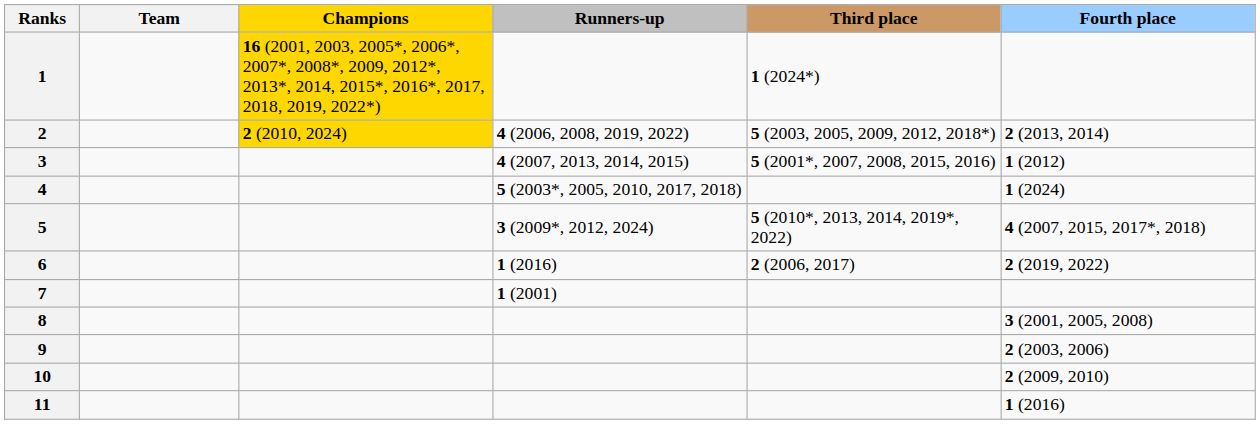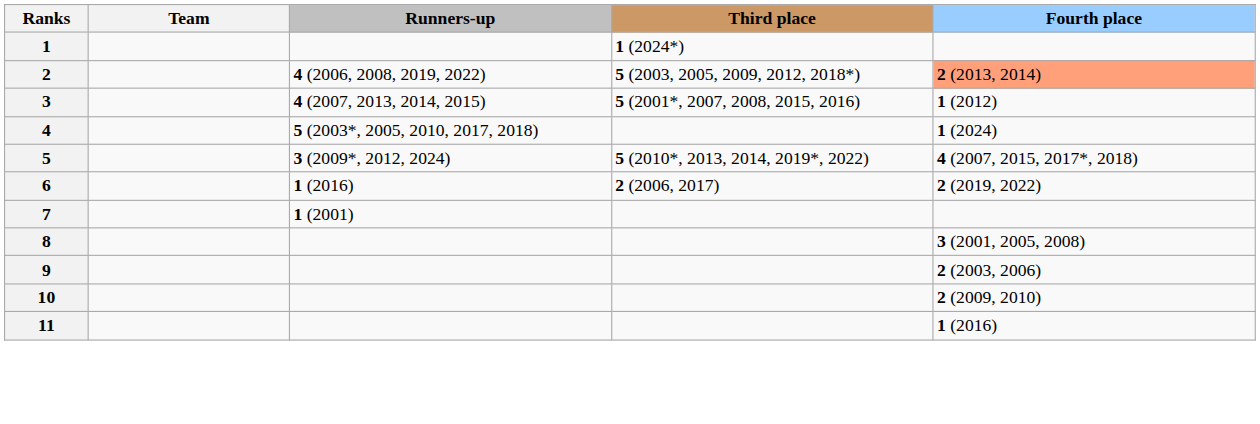- column: (366, 18)
(1057, 133) no background -> (989, 74) lightsalmon background
